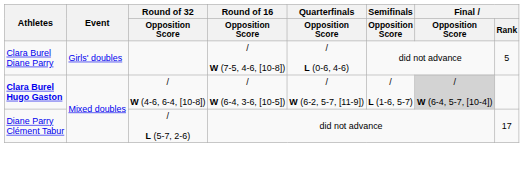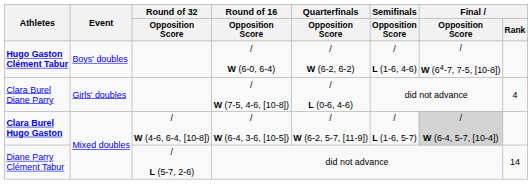+ row: (37, 60)
(507, 58) 5 -> (515, 95) 4
(507, 126) 17 -> (515, 163) 14
